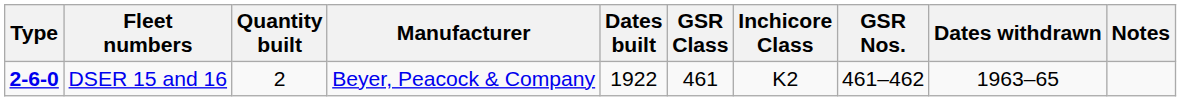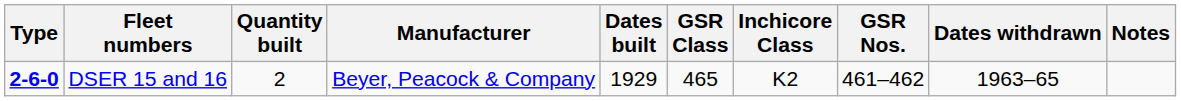(634, 78) 1922 -> (634, 78) 1929
(700, 78) 461 -> (700, 78) 465
